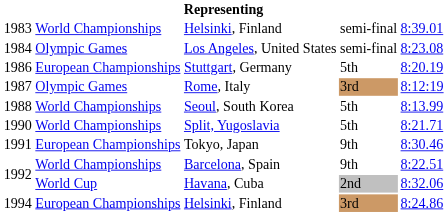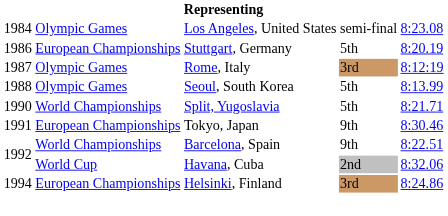- row: (18, 28)
(98, 106) World Championships -> (81, 87) Olympic Games
